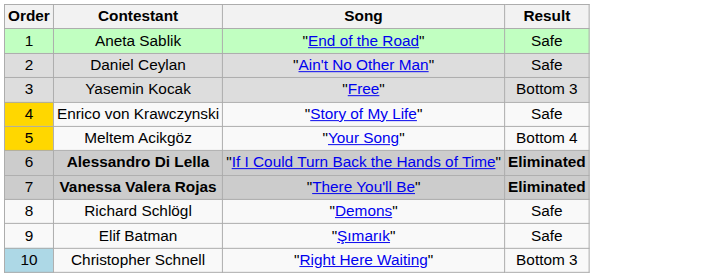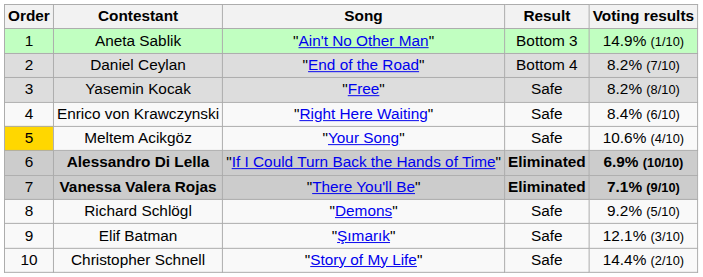+ column: (643, 16)
(364, 41) "End of the Road" -> (364, 41) "Ain't No Other Man"
(547, 41) Safe -> (547, 41) Bottom 3
(364, 65) "Ain't No Other Man" -> (364, 65) "End of the Road"
(547, 65) Safe -> (547, 65) Bottom 4
(547, 89) Bottom 3 -> (547, 89) Safe
(29, 114) gold background -> (29, 114) no background
(364, 114) "Story of My Life" -> (364, 114) "Right Here Waiting"
(547, 138) Bottom 4 -> (547, 138) Safe
(29, 260) lightblue background -> (29, 260) no background
(364, 260) "Right Here Waiting" -> (364, 260) "Story of My Life"
(547, 260) Bottom 3 -> (547, 260) Safe
